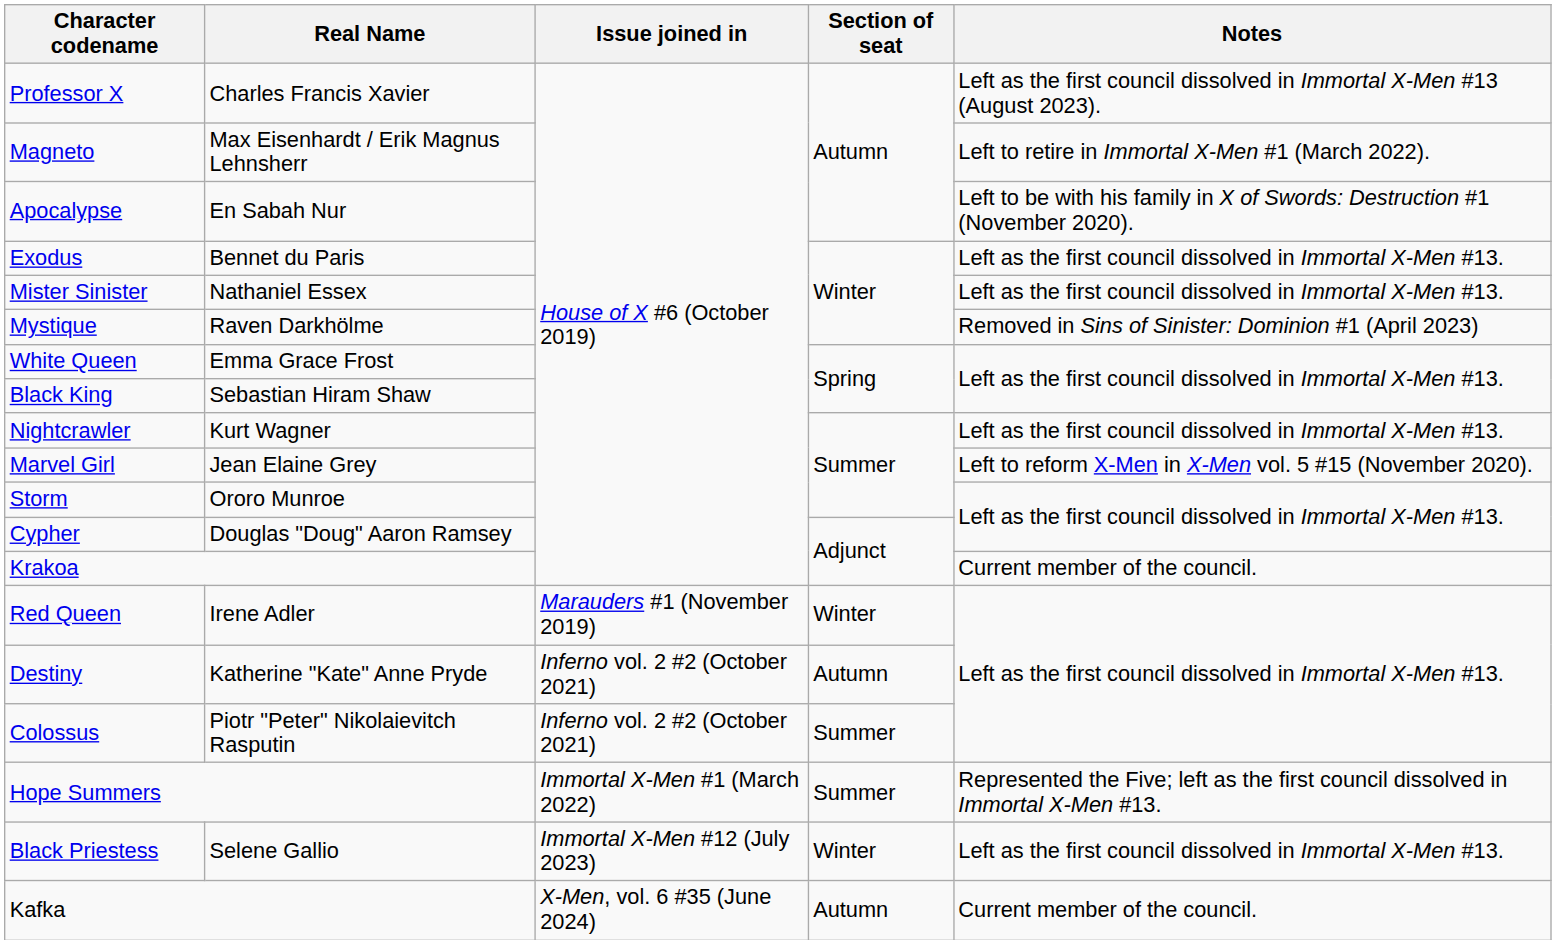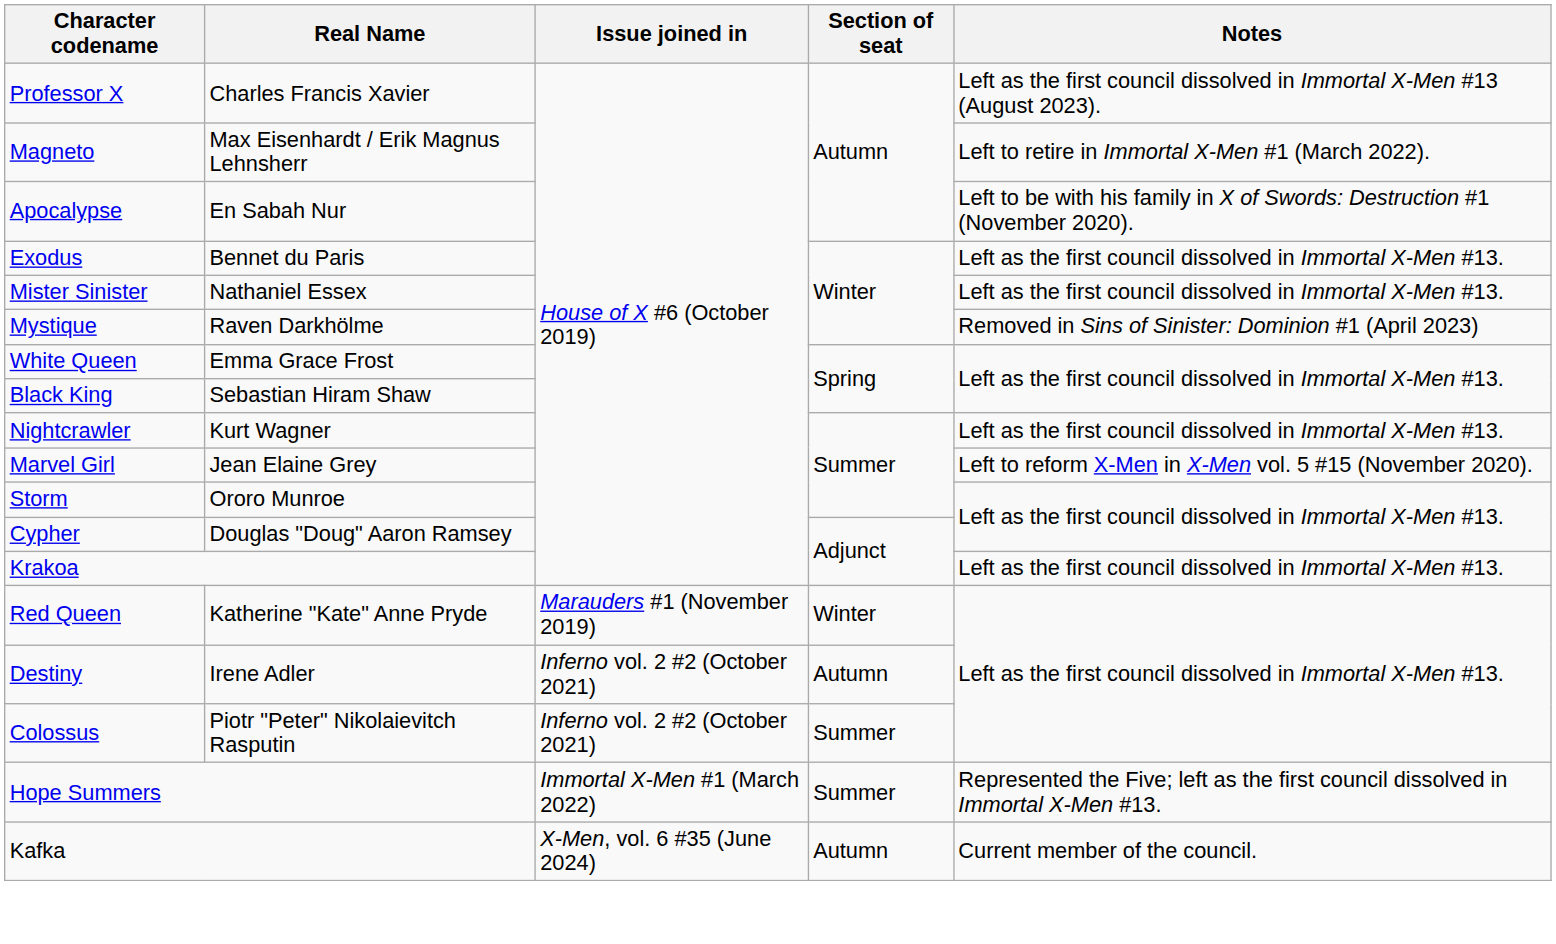(1108, 568) Current member of the council. -> (1231, 568) Left as the first council dissolved in Immortal X-Men #13.
(262, 615) Irene Adler -> (348, 615) Katherine "Kate" Anne Pryde
(348, 674) Katherine "Kate" Anne Pryde -> (262, 674) Irene Adler
- row: (84, 851)
